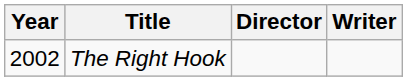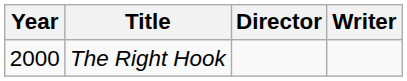(35, 57) 2002 -> (35, 57) 2000
